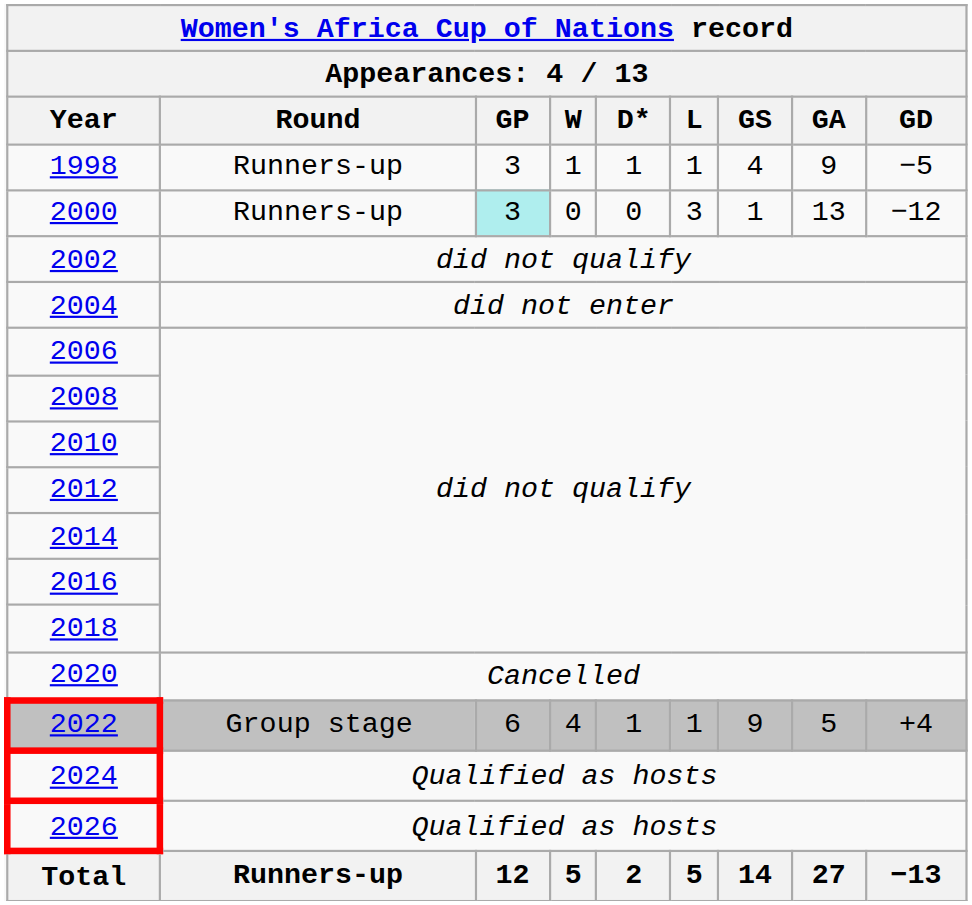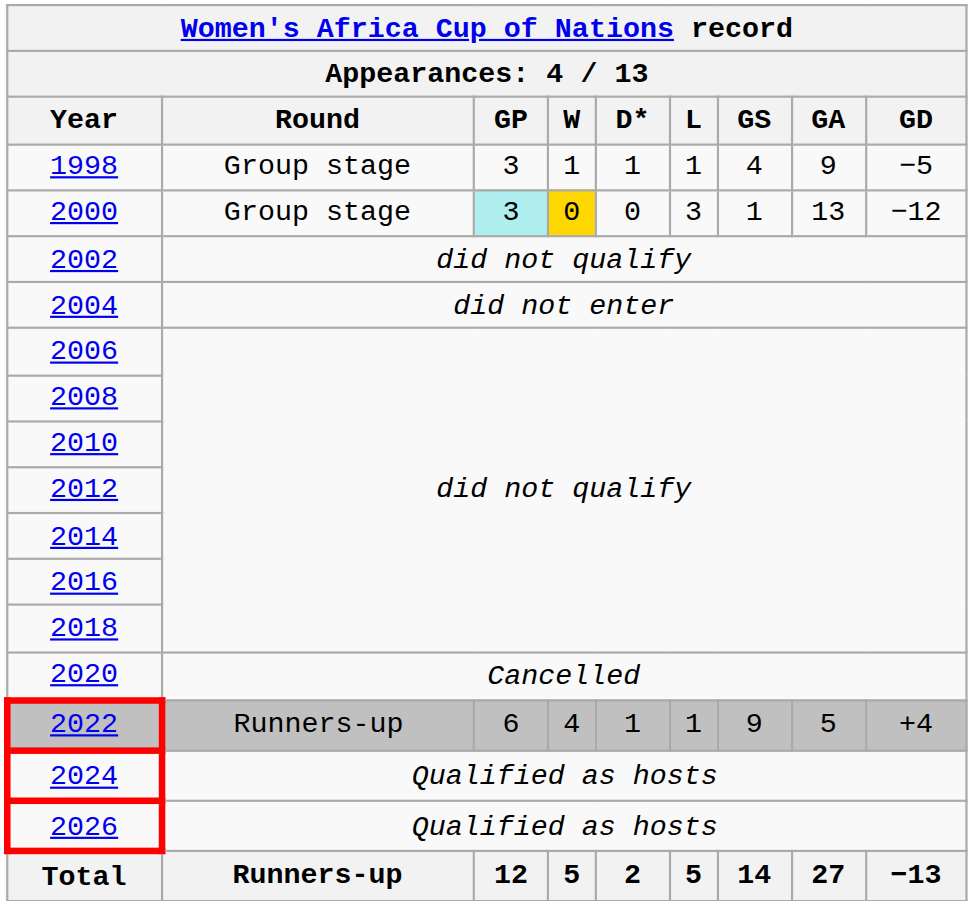(318, 167) Runners-up -> (317, 167) Group stage
(318, 213) Runners-up -> (317, 213) Group stage
(573, 213) no background -> (572, 213) gold background
(319, 725) Group stage -> (319, 725) Runners-up
